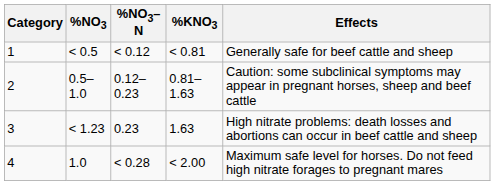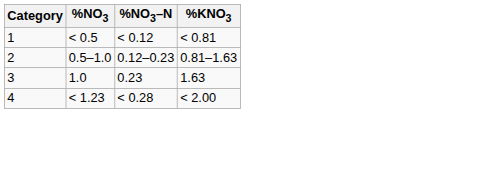- column: (356, 23)
(87, 128) < 1.23 -> (78, 78) 1.0
(78, 163) 1.0 -> (87, 98) < 1.23
